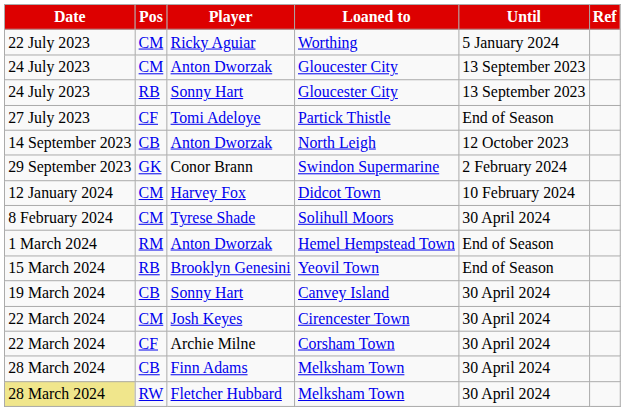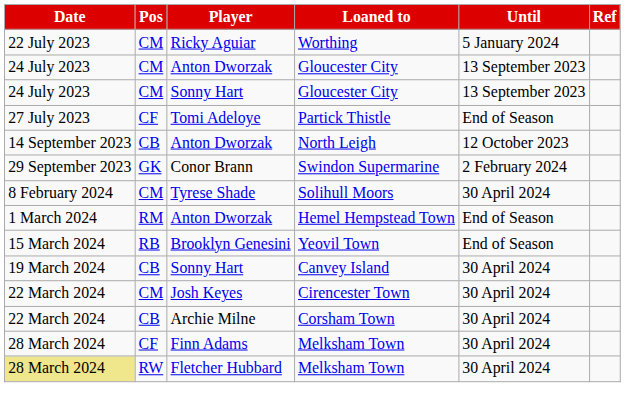(149, 92) RB -> (151, 92) CM
- row: (208, 192)
(148, 343) CF -> (149, 318) CB
(149, 368) CB -> (148, 343) CF
